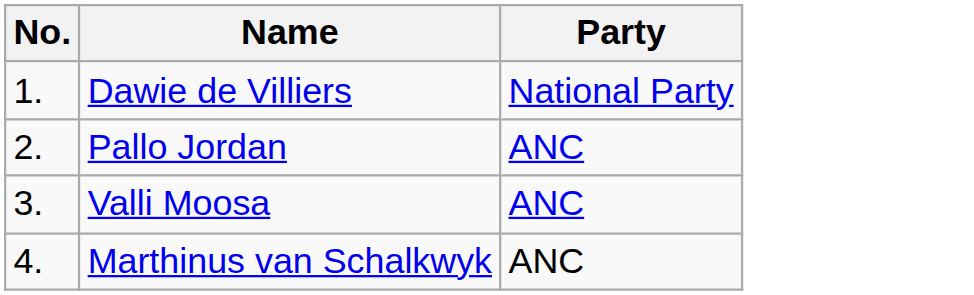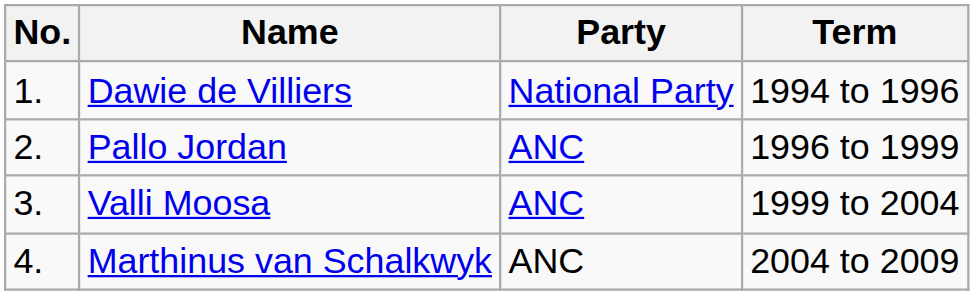+ column: (855, 32)
